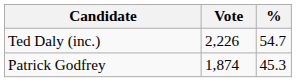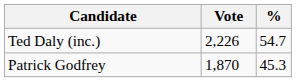(222, 64) 1,874 -> (222, 64) 1,870
